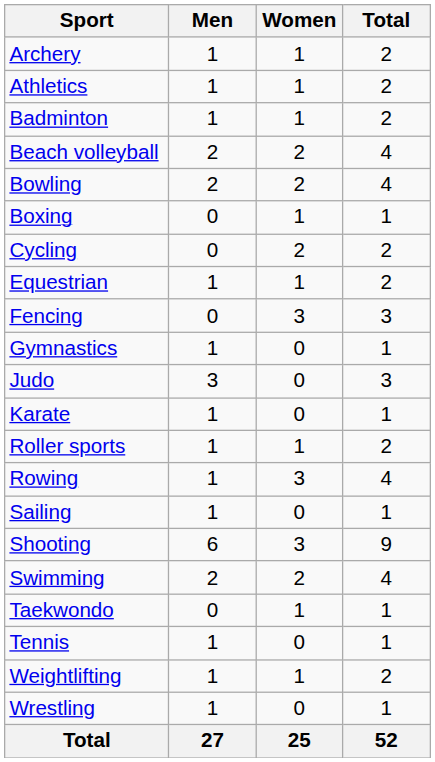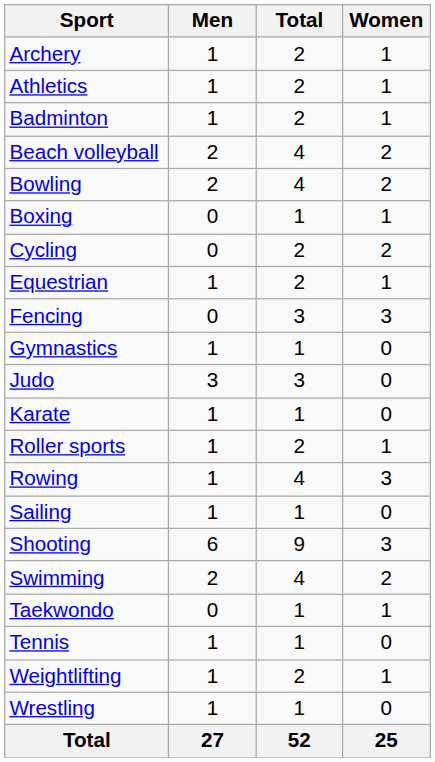columns swapped: (299, 20) <-> (386, 20)
